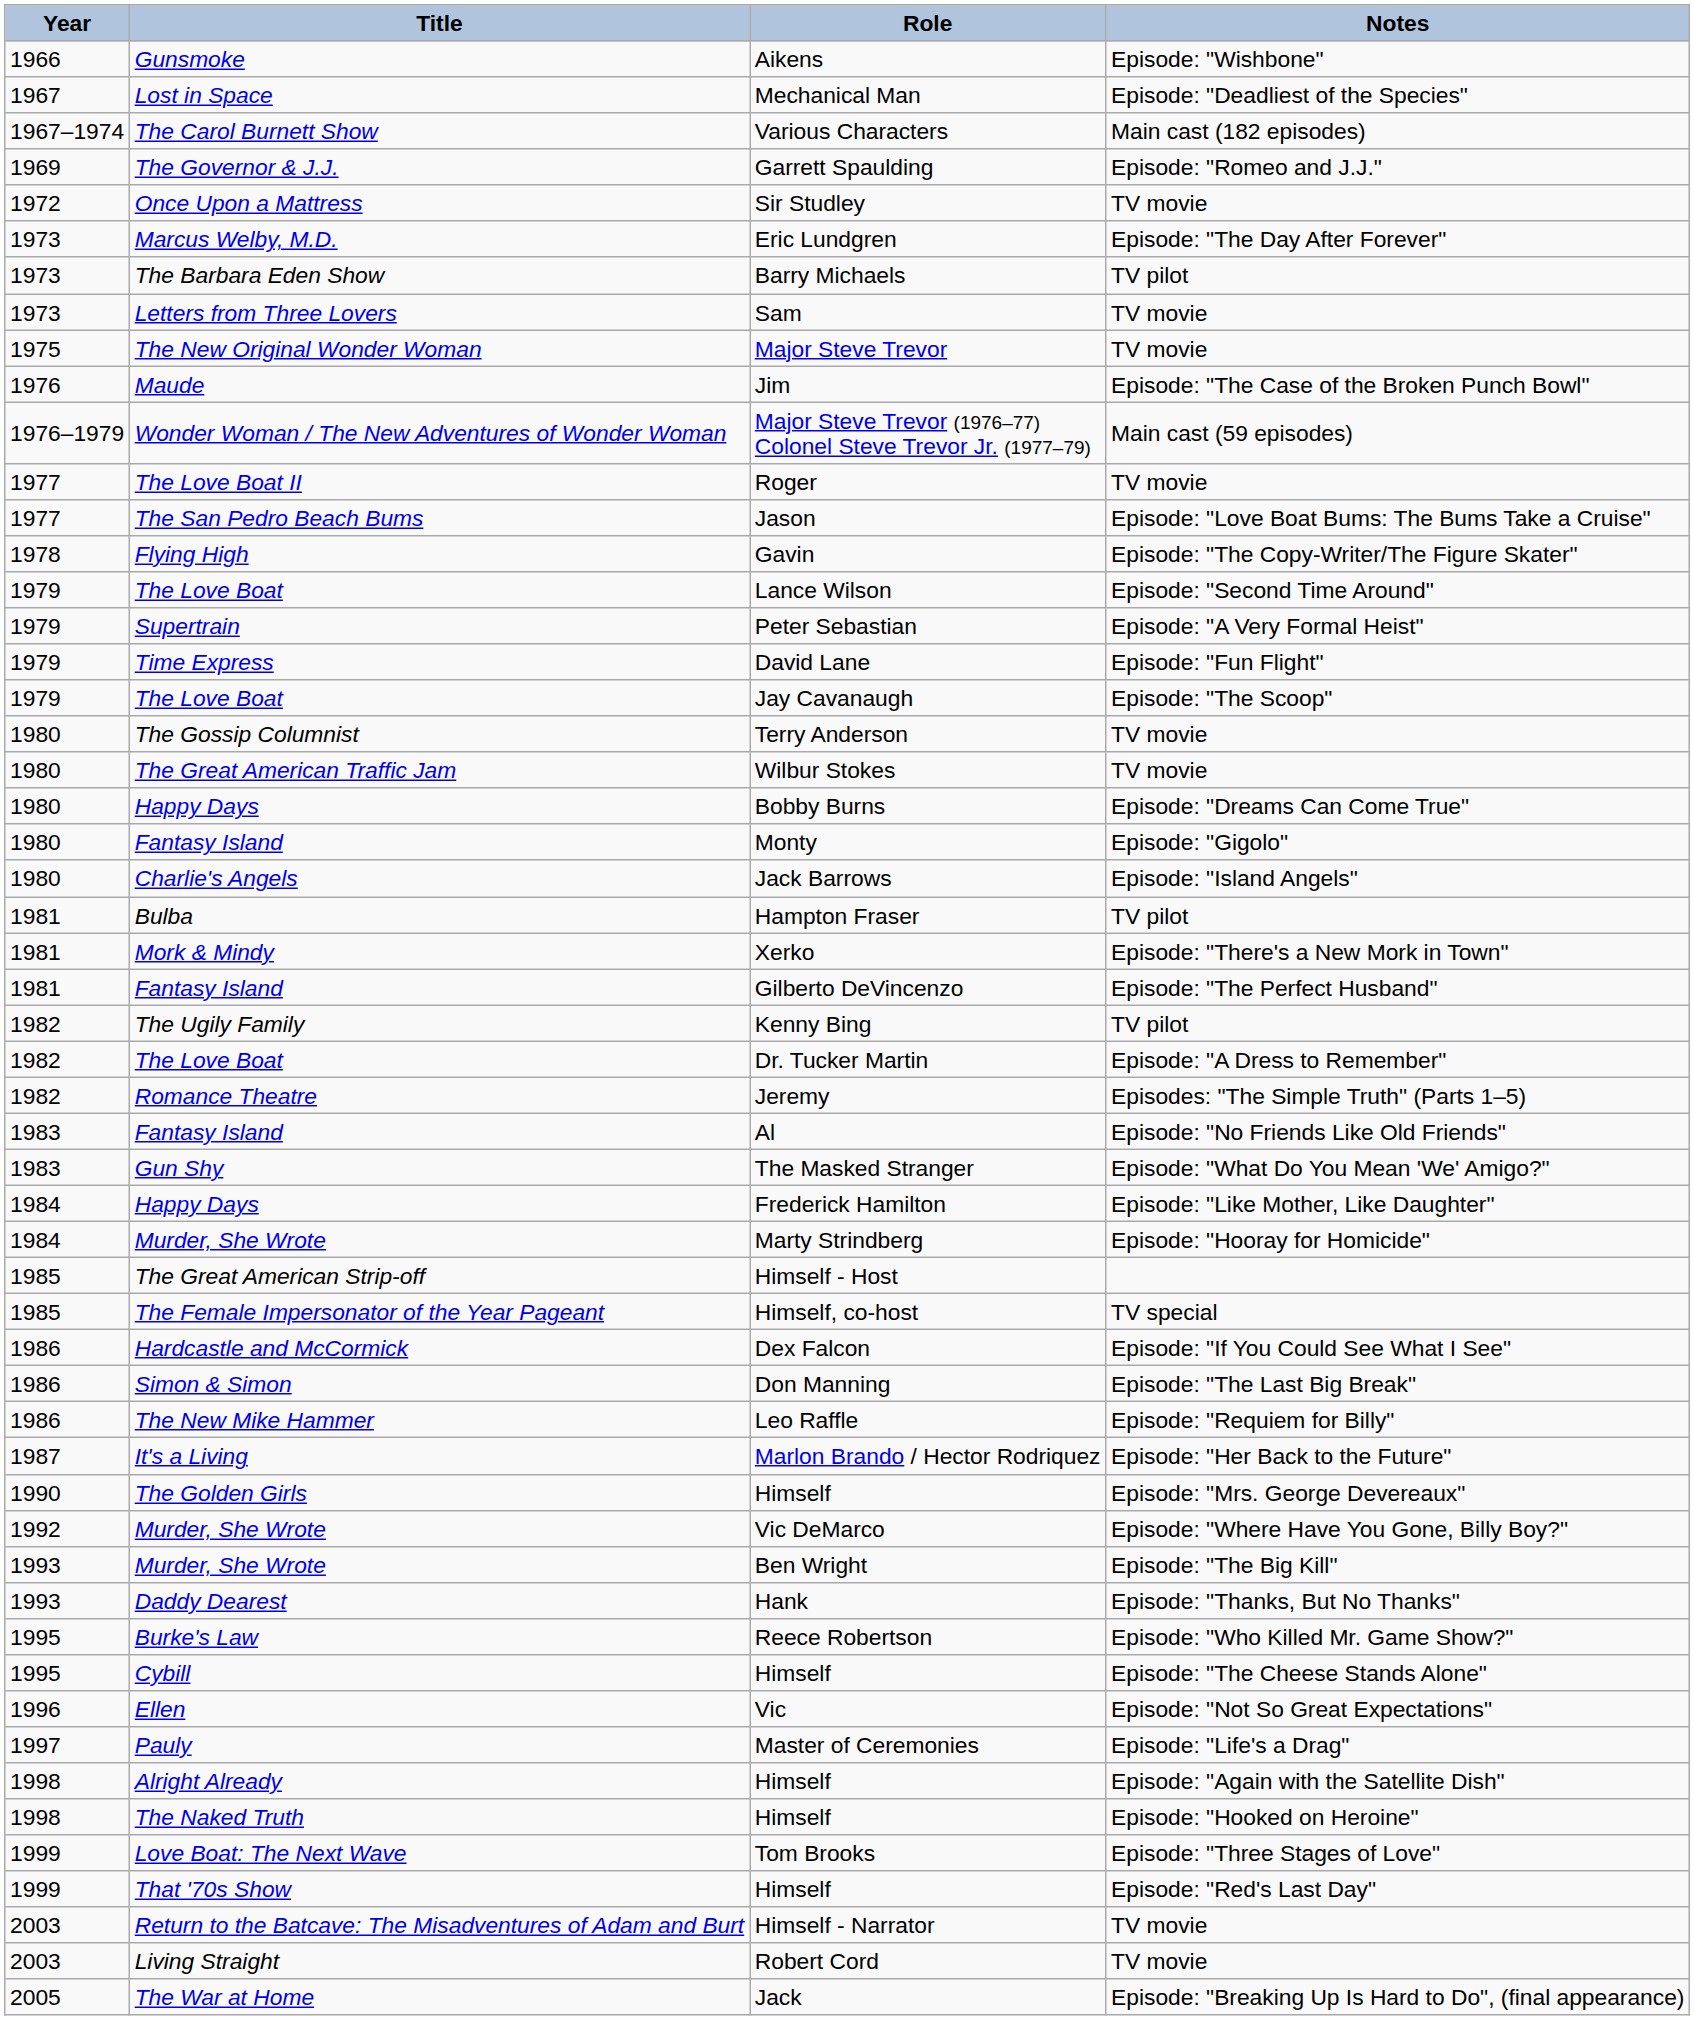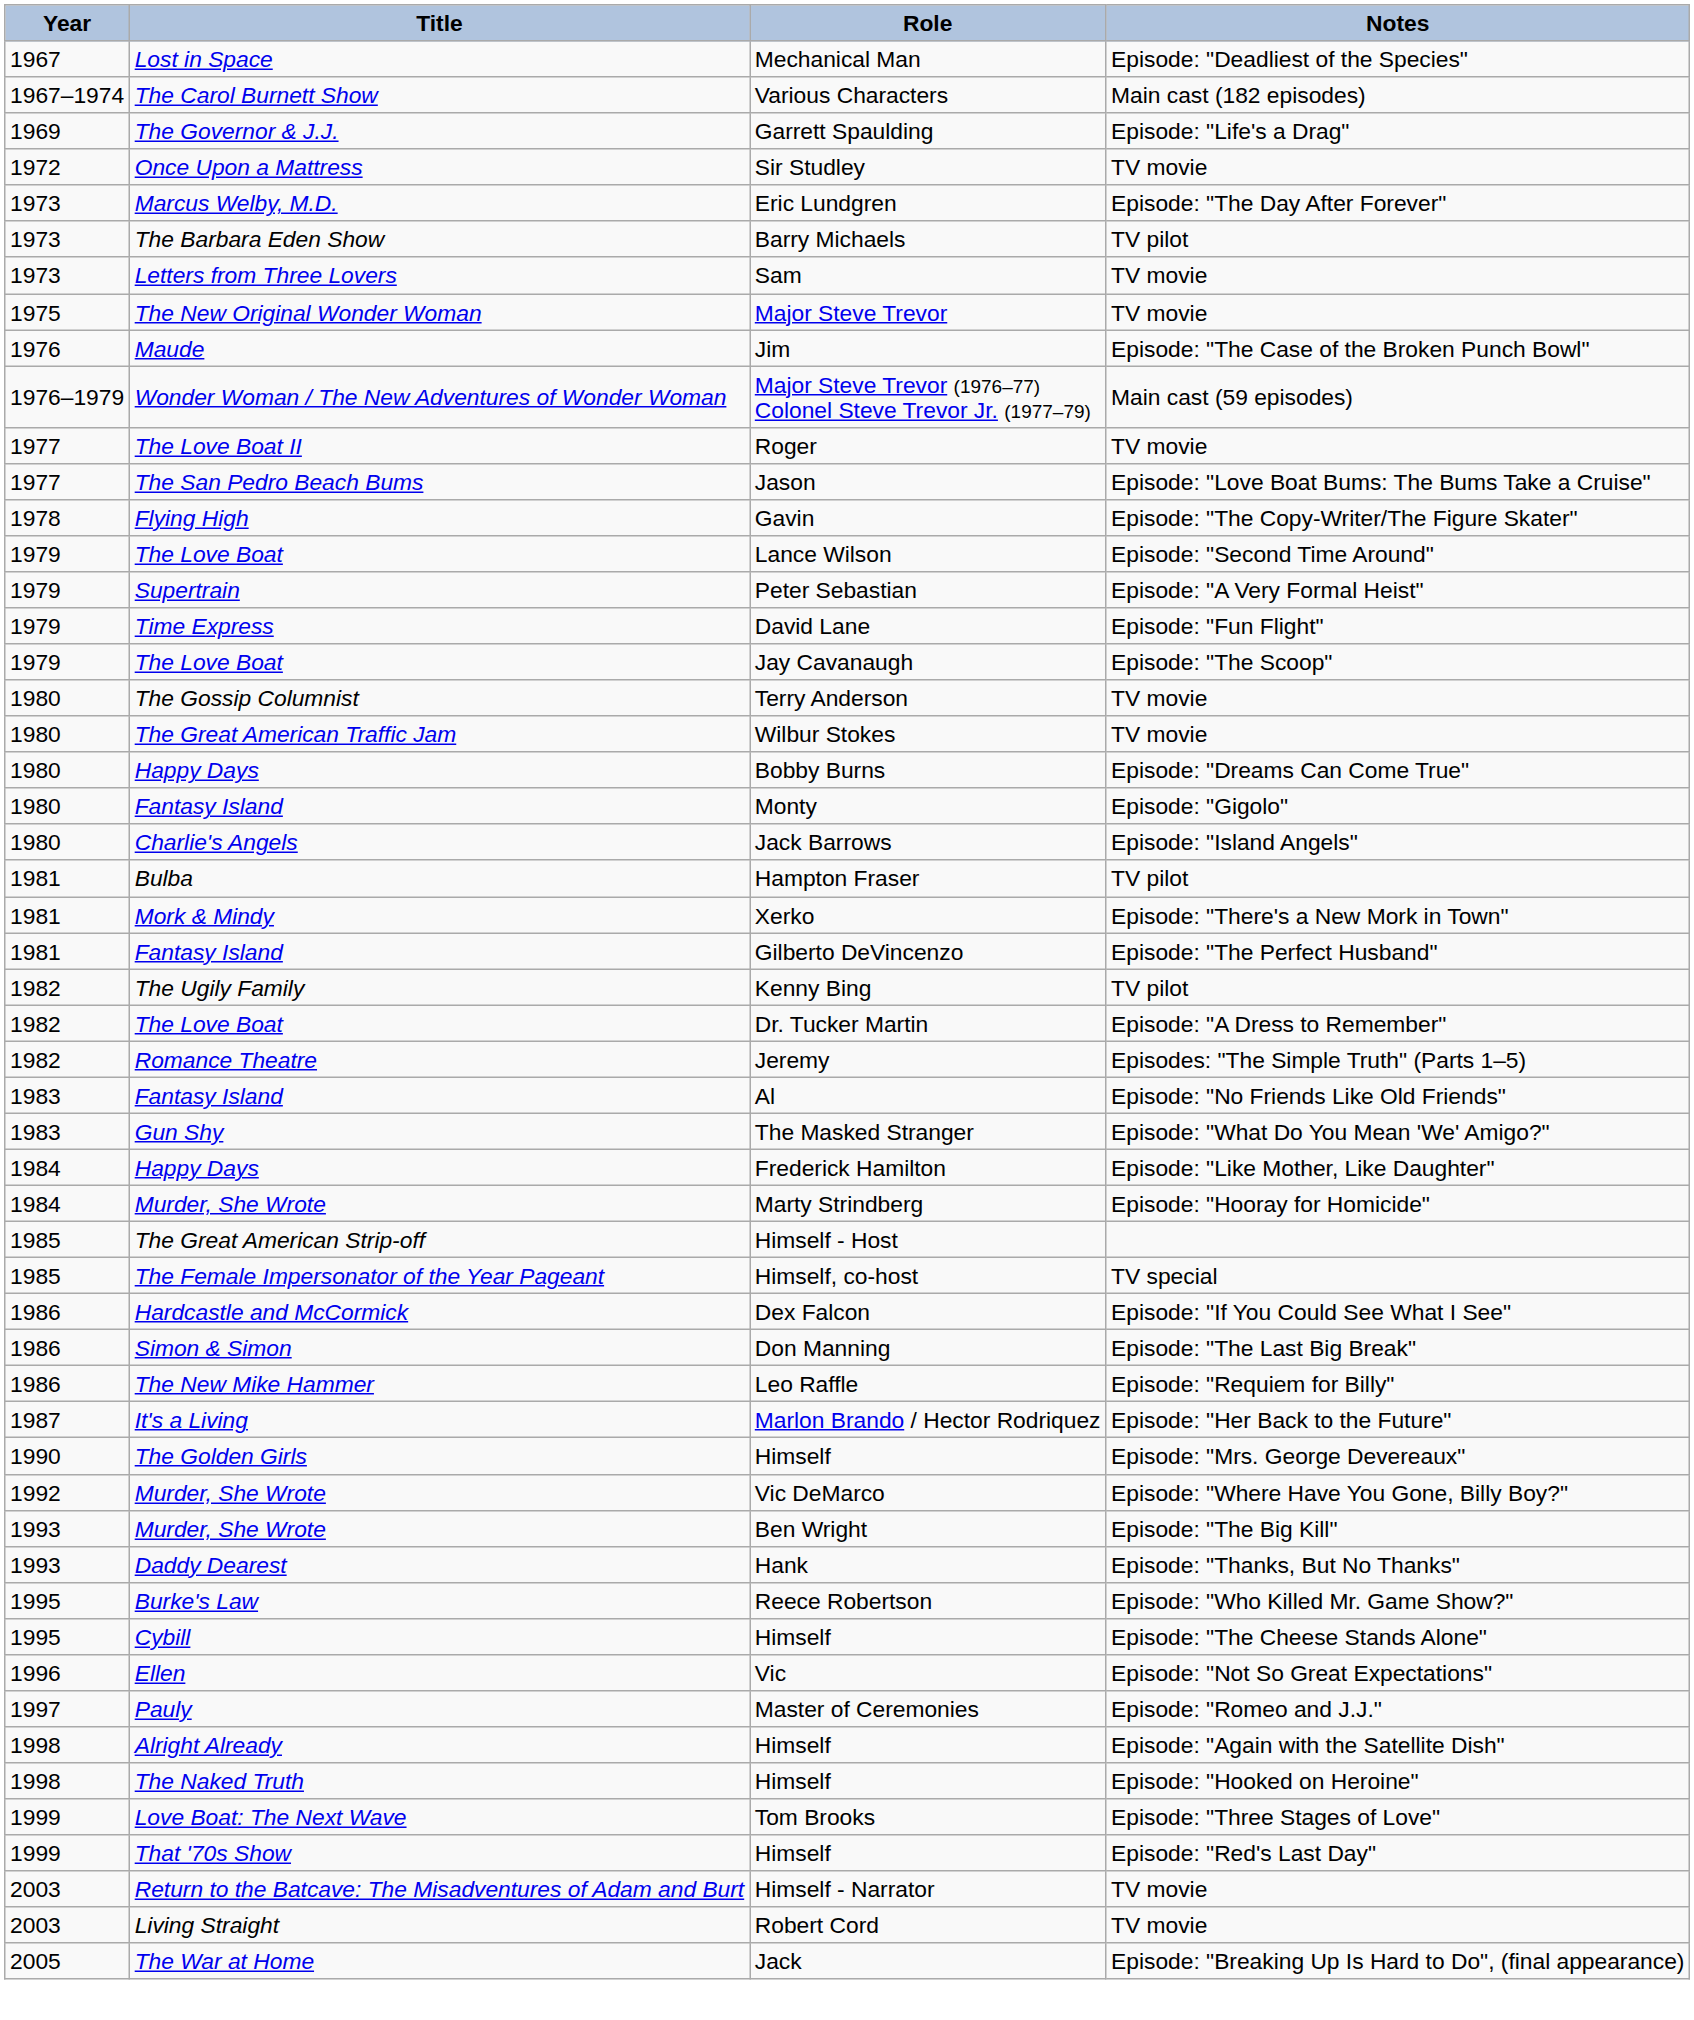- row: (190, 59)
(1246, 167) Episode: "Romeo and J.J." -> (1230, 131) Episode: "Life's a Drag"
(1230, 1745) Episode: "Life's a Drag" -> (1246, 1709) Episode: "Romeo and J.J."
